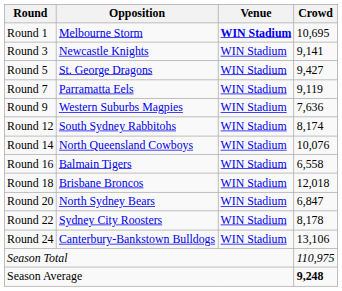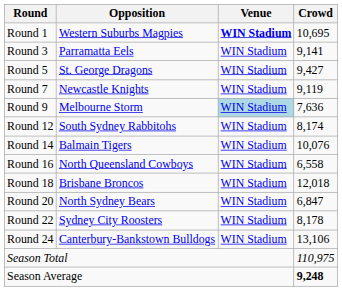(101, 32) Melbourne Storm -> (121, 32) Western Suburbs Magpies
(104, 51) Newcastle Knights -> (96, 51) Parramatta Eels
(96, 88) Parramatta Eels -> (104, 88) Newcastle Knights
(121, 107) Western Suburbs Magpies -> (101, 107) Melbourne Storm
(254, 107) no background -> (254, 107) lightblue background
(126, 145) North Queensland Cowboys -> (95, 145) Balmain Tigers
(95, 164) Balmain Tigers -> (126, 164) North Queensland Cowboys
